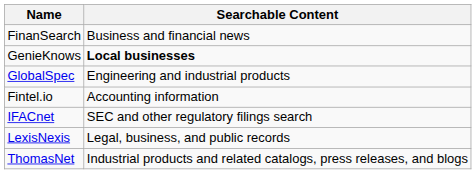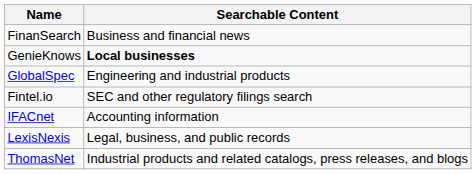(153, 96) Accounting information -> (200, 96) SEC and other regulatory filings search
(200, 117) SEC and other regulatory filings search -> (153, 117) Accounting information
